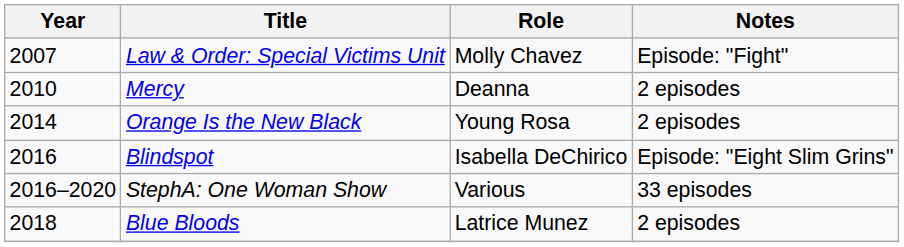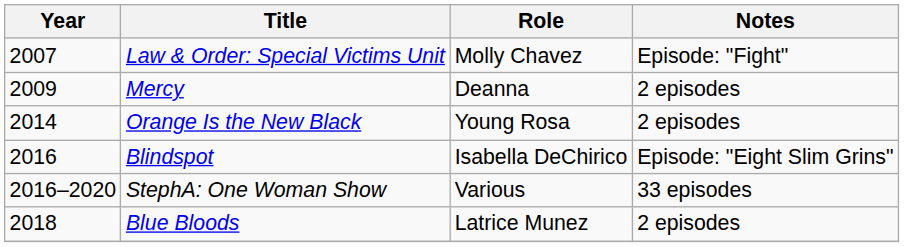(33, 88) 2010 -> (33, 88) 2009
